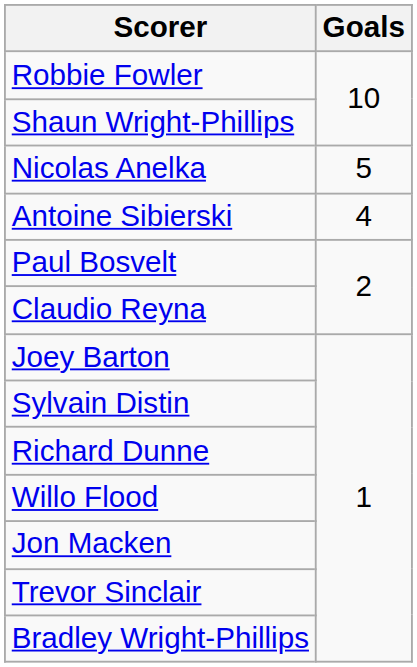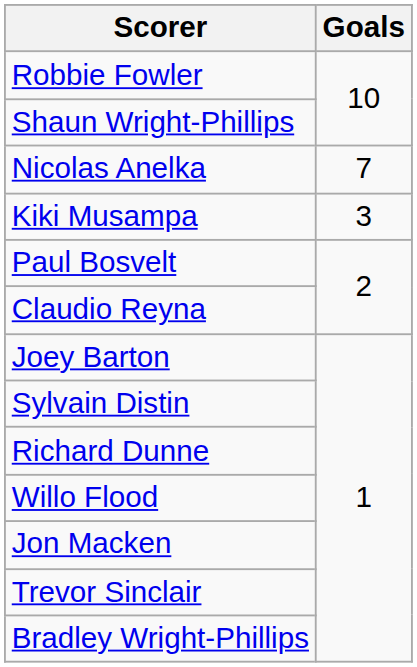(364, 168) 5 -> (364, 168) 7
- row: (122, 215)
+ row: (105, 215)
